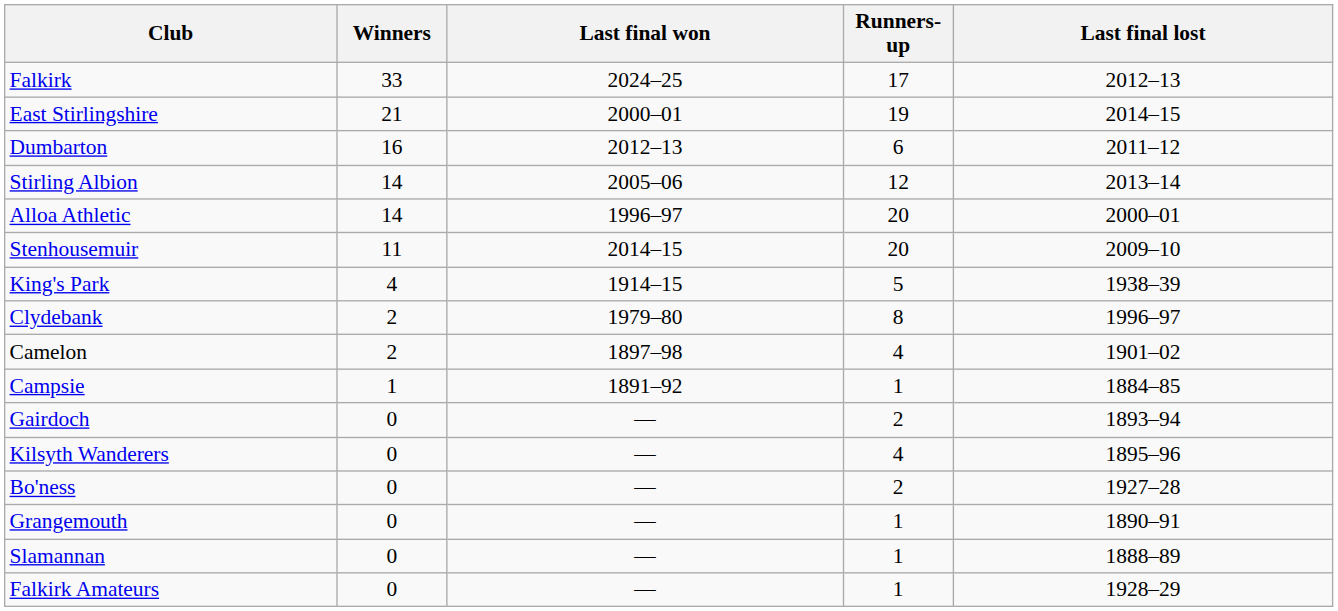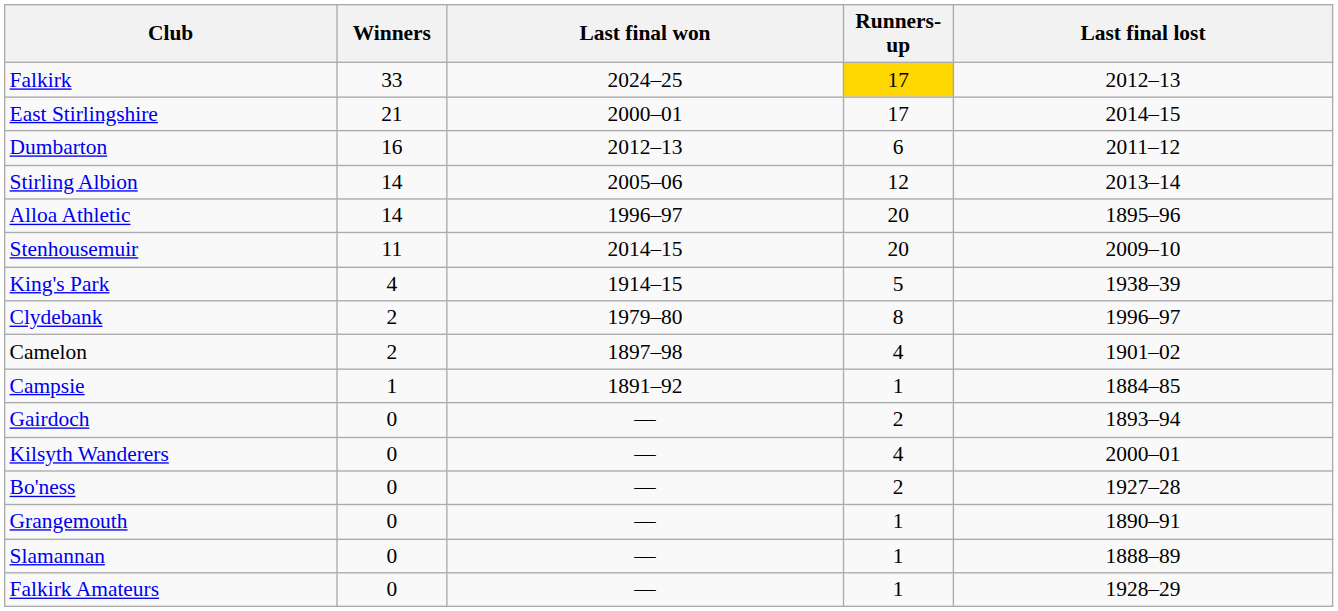(898, 79) no background -> (898, 79) gold background
(898, 113) 19 -> (898, 113) 17
(1143, 215) 2000–01 -> (1143, 215) 1895–96
(1143, 453) 1895–96 -> (1143, 453) 2000–01
